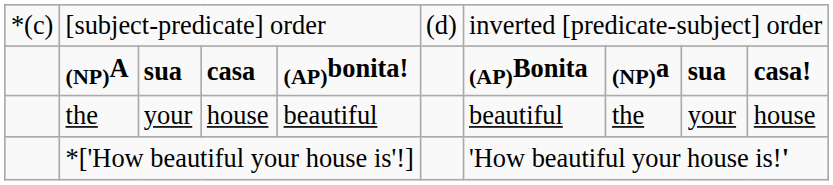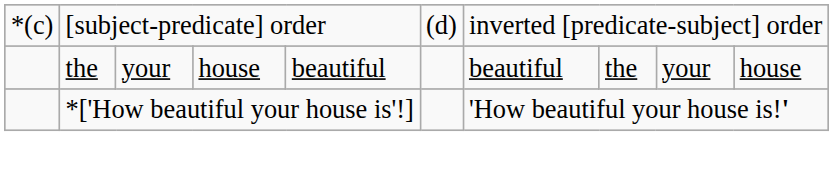- row: (97, 70)
